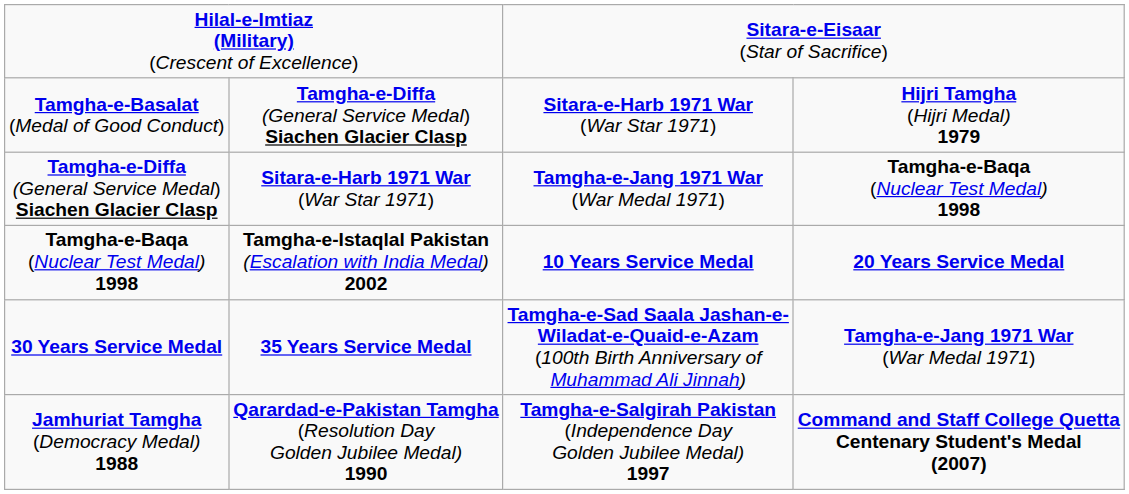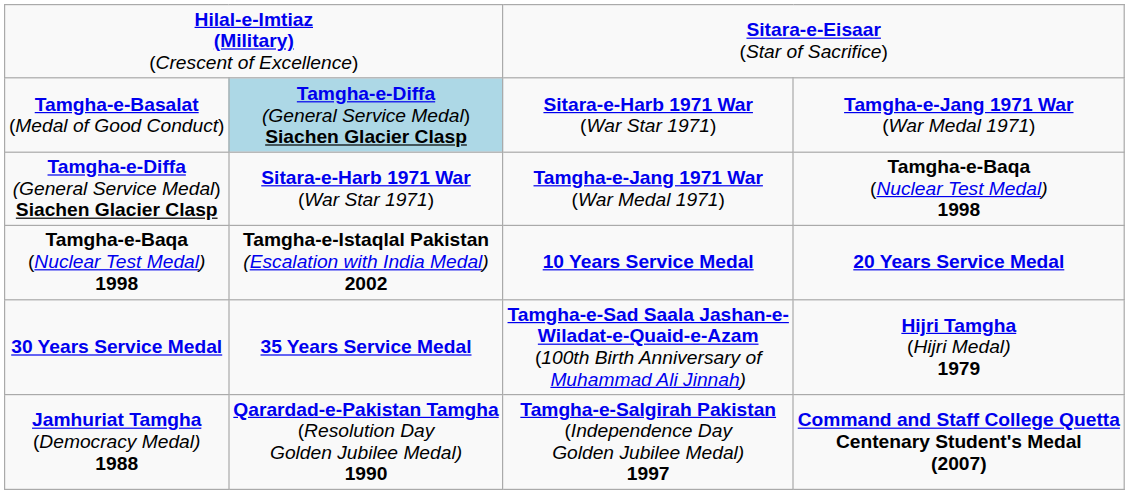(366, 114) no background -> (366, 114) lightblue background
(959, 114) Hijri Tamgha (Hijri Medal) 1979 -> (959, 114) Tamgha-e-Jang 1971 War (War Medal 1971)
(959, 346) Tamgha-e-Jang 1971 War (War Medal 1971) -> (959, 346) Hijri Tamgha (Hijri Medal) 1979
